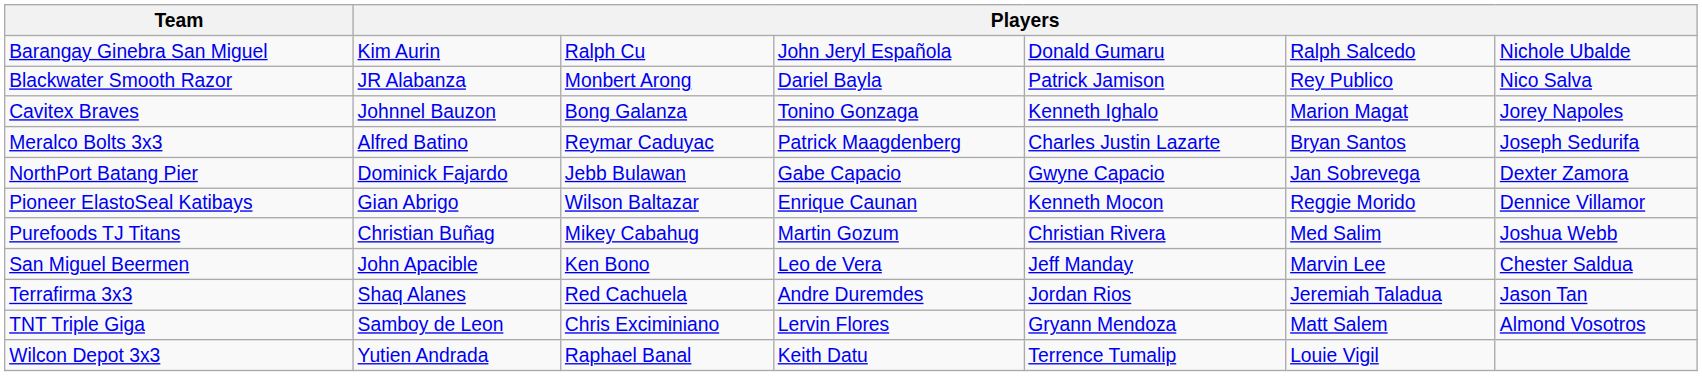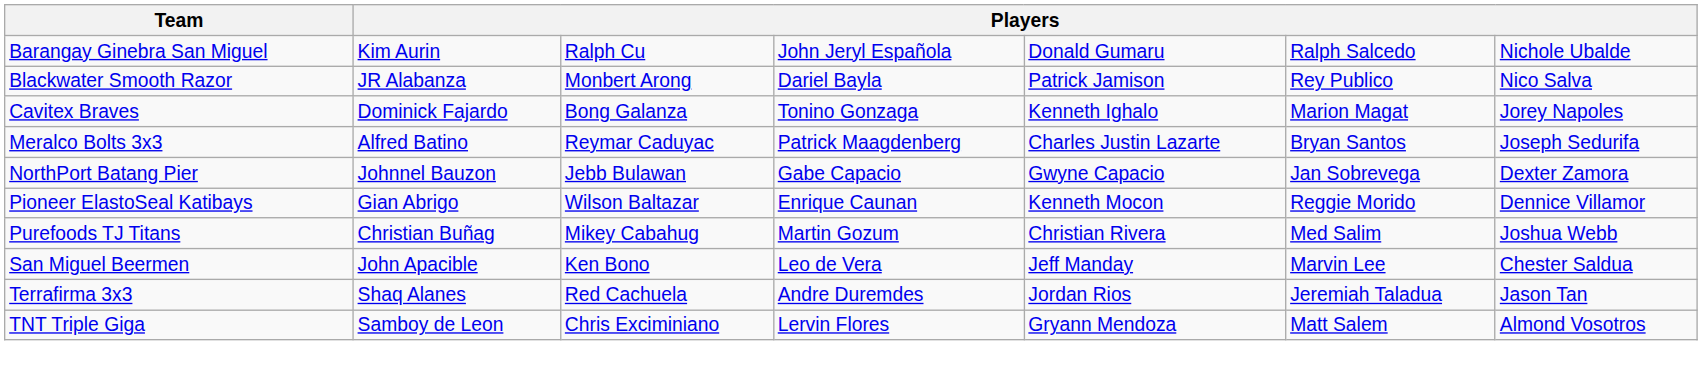(427, 112) Johnnel Bauzon -> (433, 112) Dominick Fajardo
(433, 173) Dominick Fajardo -> (427, 173) Johnnel Bauzon
- row: (85, 356)
